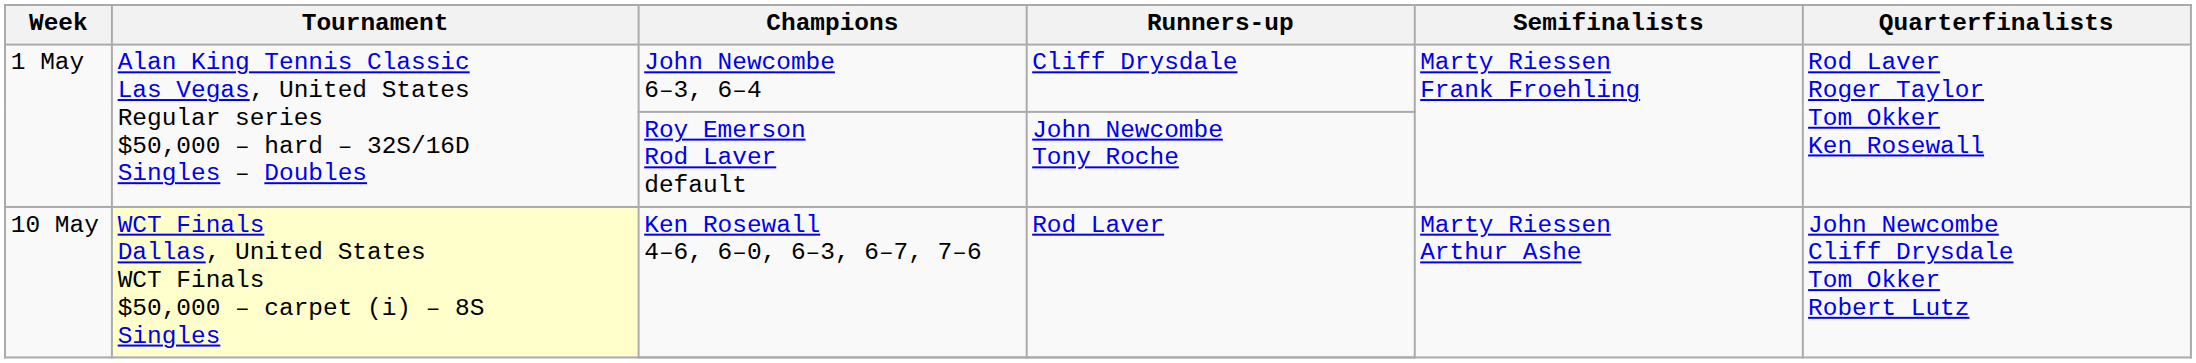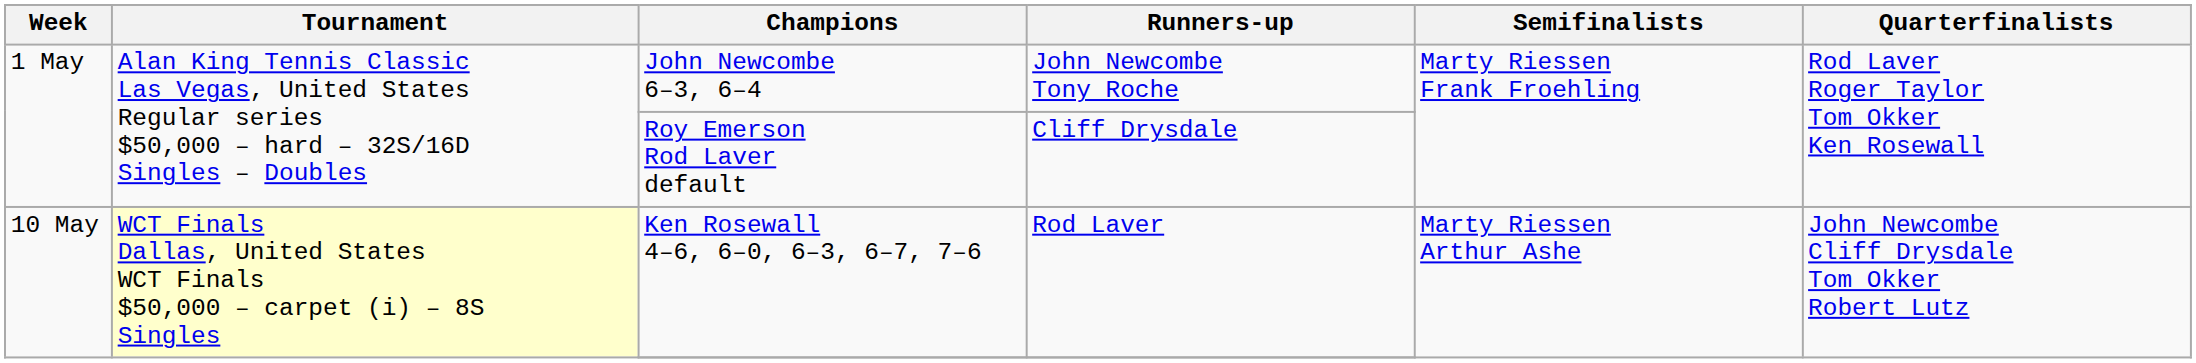(1135, 65) Cliff Drysdale -> (1128, 78) John Newcombe Tony Roche
(1128, 146) John Newcombe Tony Roche -> (1135, 132) Cliff Drysdale
